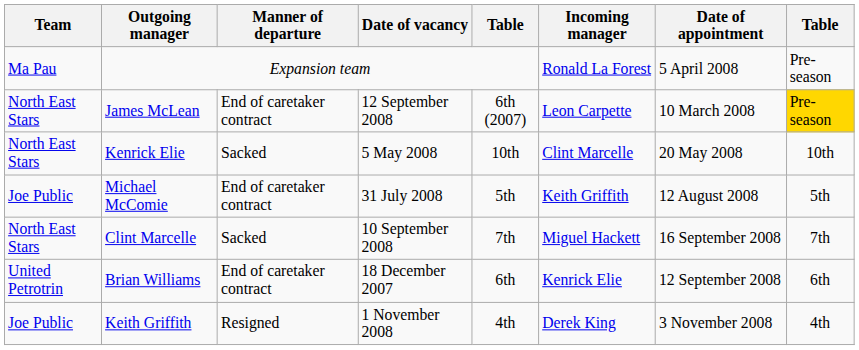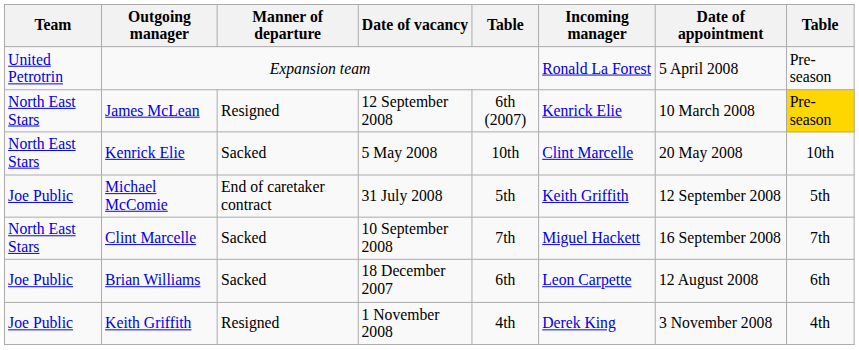(32, 68) Ma Pau -> (36, 68) United Petrotrin
(273, 110) End of caretaker contract -> (250, 110) Resigned
(587, 110) Leon Carpette -> (582, 110) Kenrick Elie
(709, 195) 12 August 2008 -> (720, 195) 12 September 2008
(36, 280) United Petrotrin -> (41, 280) Joe Public
(273, 280) End of caretaker contract -> (244, 280) Sacked
(582, 280) Kenrick Elie -> (587, 280) Leon Carpette
(720, 280) 12 September 2008 -> (709, 280) 12 August 2008
